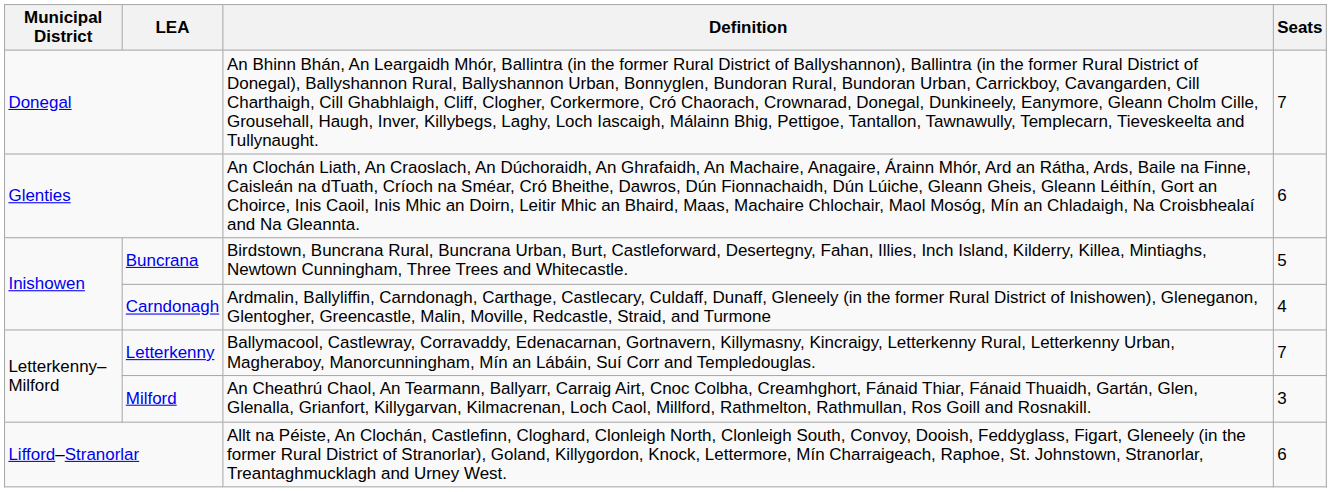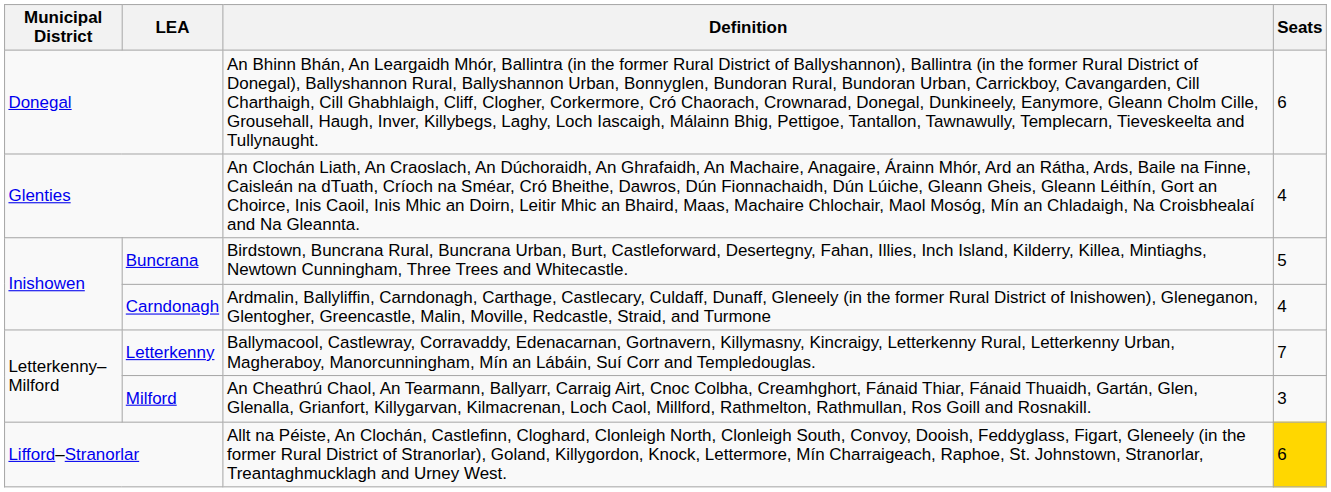(1282, 102) 7 -> (1282, 102) 6
(1282, 195) 6 -> (1282, 195) 4
(1282, 454) no background -> (1282, 454) gold background
